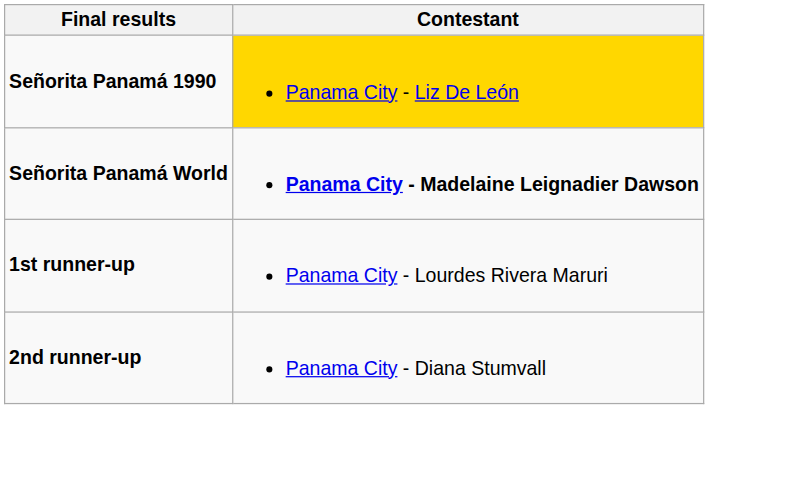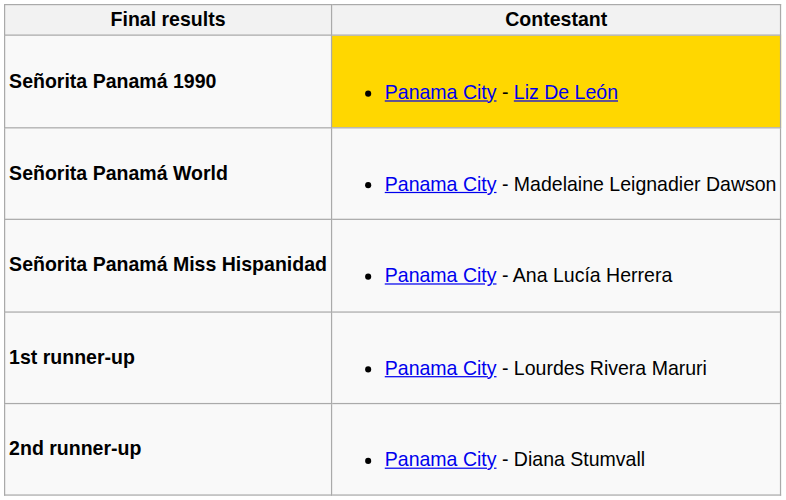(468, 184) bold -> (556, 184) normal
+ row: (168, 265)
